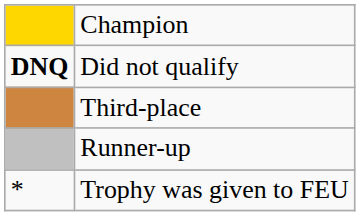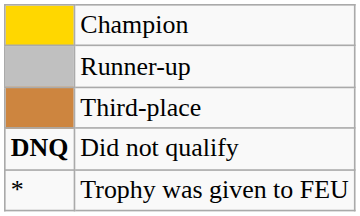rows swapped: (136, 148) <-> (160, 66)
